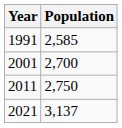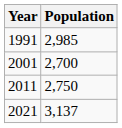(61, 39) 2,585 -> (61, 39) 2,985
